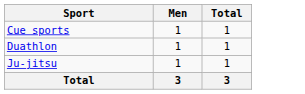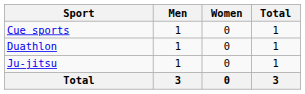+ column: (227, 13)
